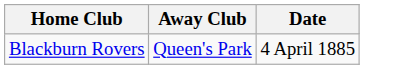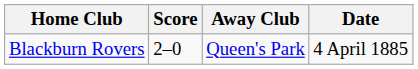+ column: (175, 19)
